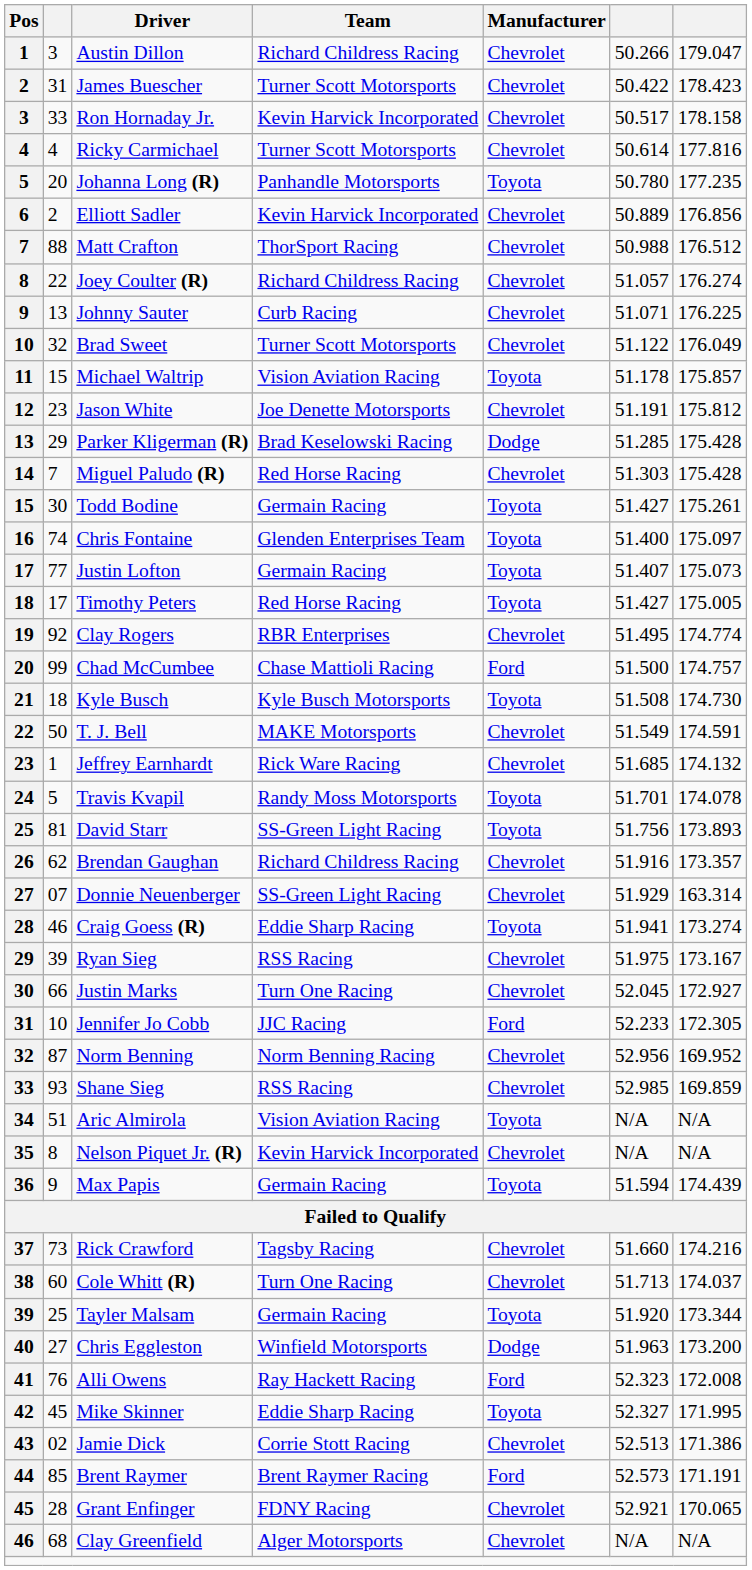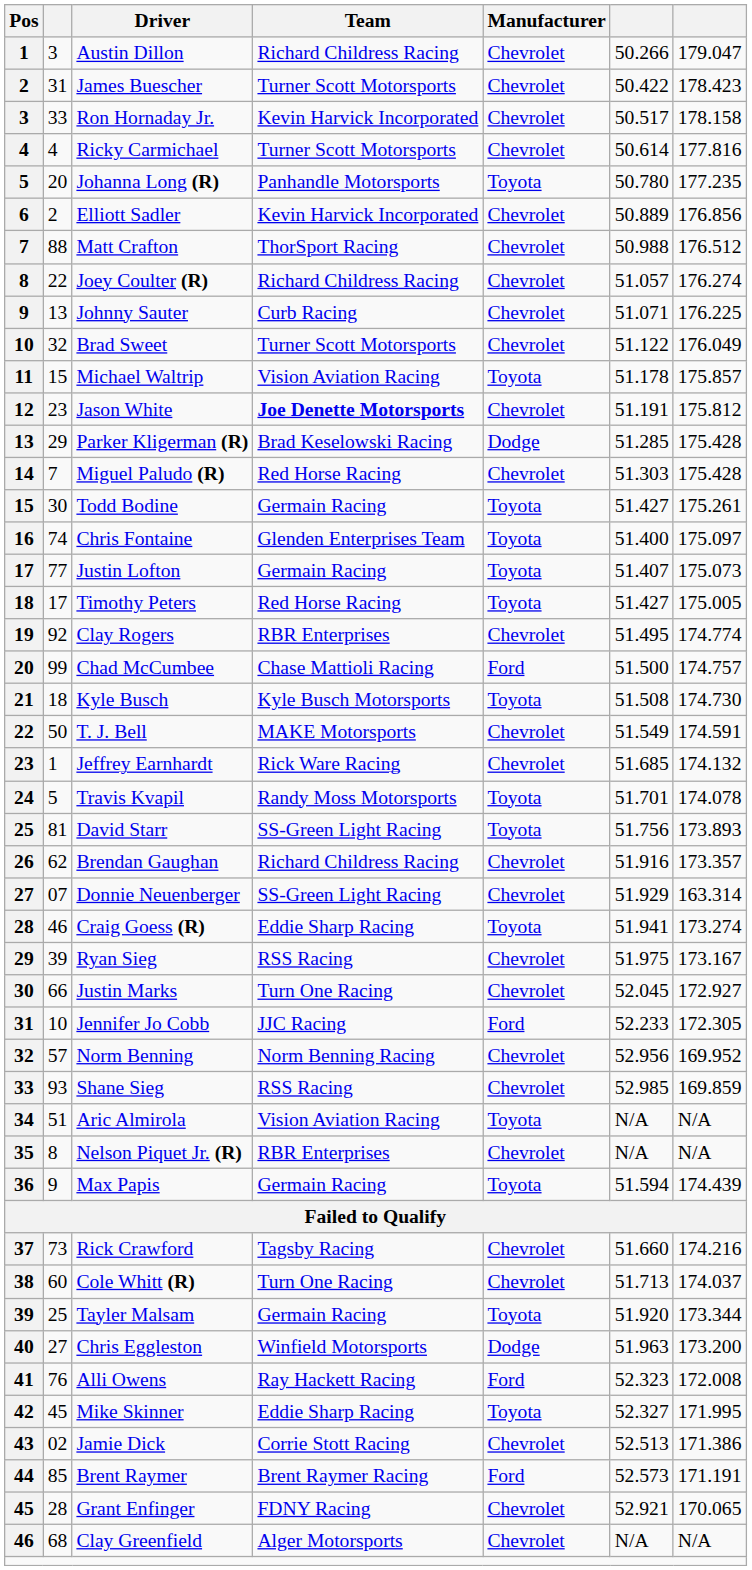(354, 408) normal -> (361, 408) bold
(57, 1055) 87 -> (57, 1055) 57
(368, 1152) Kevin Harvick Incorporated -> (324, 1152) RBR Enterprises
